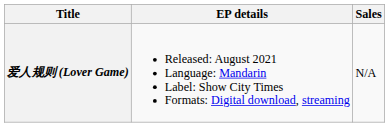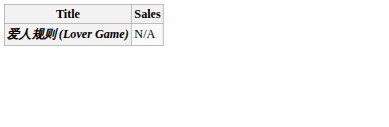- column: (242, 14)
